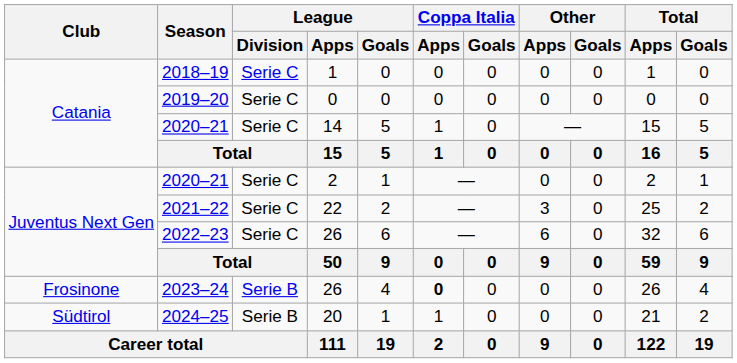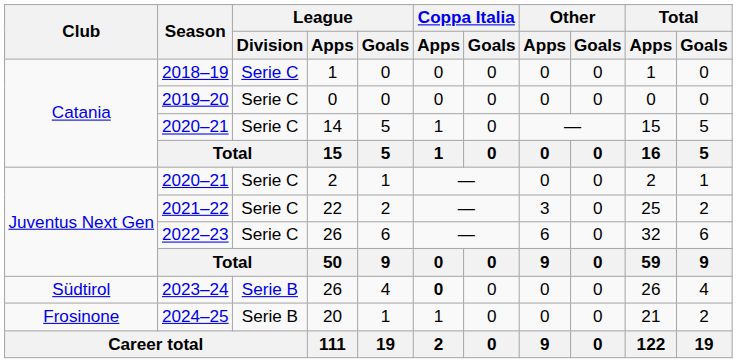(81, 289) Frosinone -> (81, 289) Südtirol
(81, 316) Südtirol -> (81, 316) Frosinone
